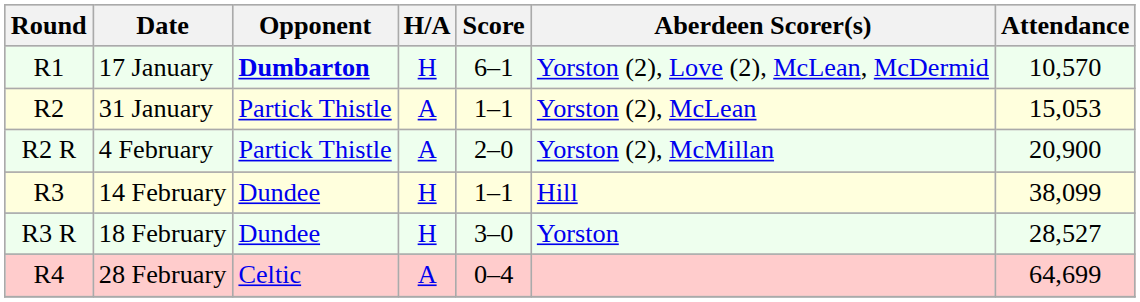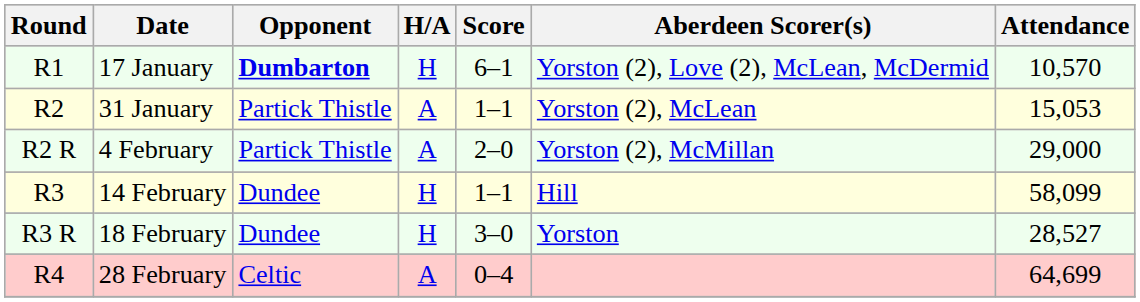(1065, 150) 20,900 -> (1065, 150) 29,000
(1065, 191) 38,099 -> (1065, 191) 58,099
